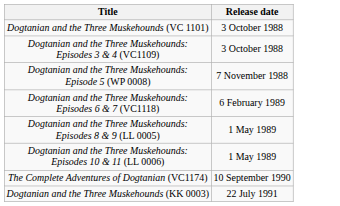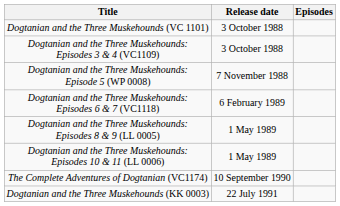+ column: (314, 12)
